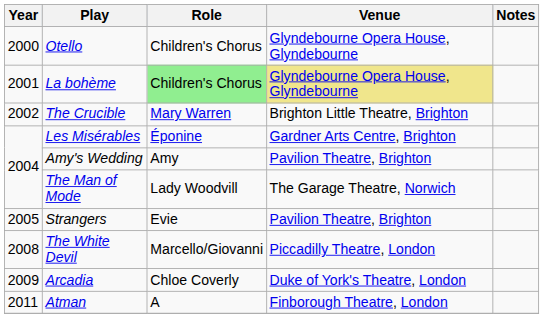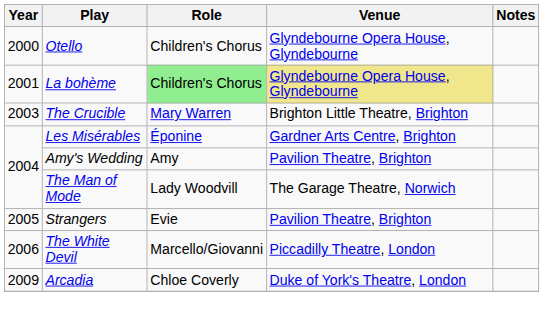(23, 114) 2002 -> (23, 114) 2003
(23, 249) 2008 -> (23, 249) 2006
- row: (66, 302)
